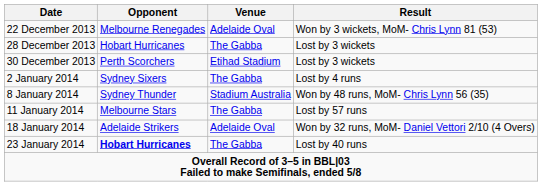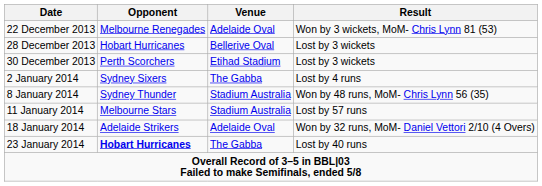(236, 45) The Gabba -> (242, 45) Bellerive Oval
(236, 111) The Gabba -> (250, 111) Stadium Australia
